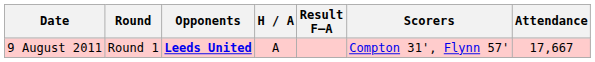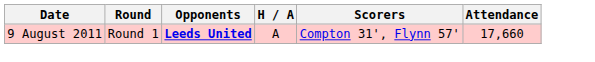- column: (322, 21)
(551, 48) 17,667 -> (502, 34) 17,660
